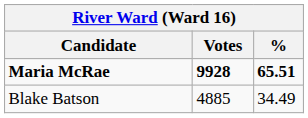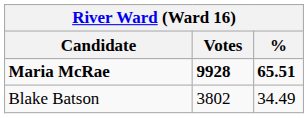(213, 98) 4885 -> (213, 98) 3802
